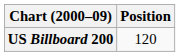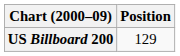(146, 39) 120 -> (146, 39) 129
